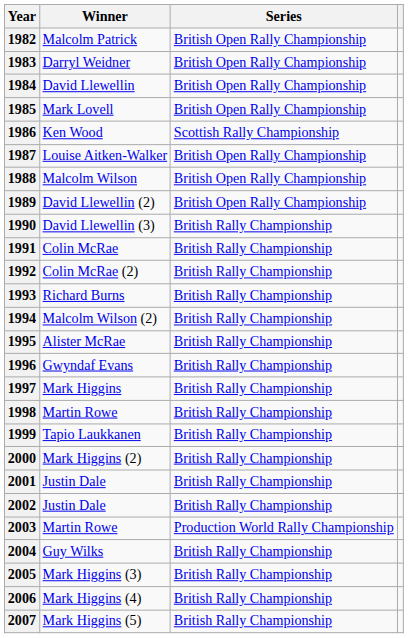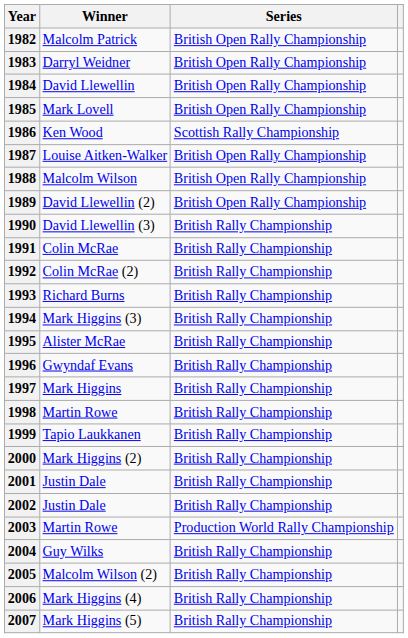(100, 319) Malcolm Wilson (2) -> (92, 319) Mark Higgins (3)
(92, 575) Mark Higgins (3) -> (100, 575) Malcolm Wilson (2)
